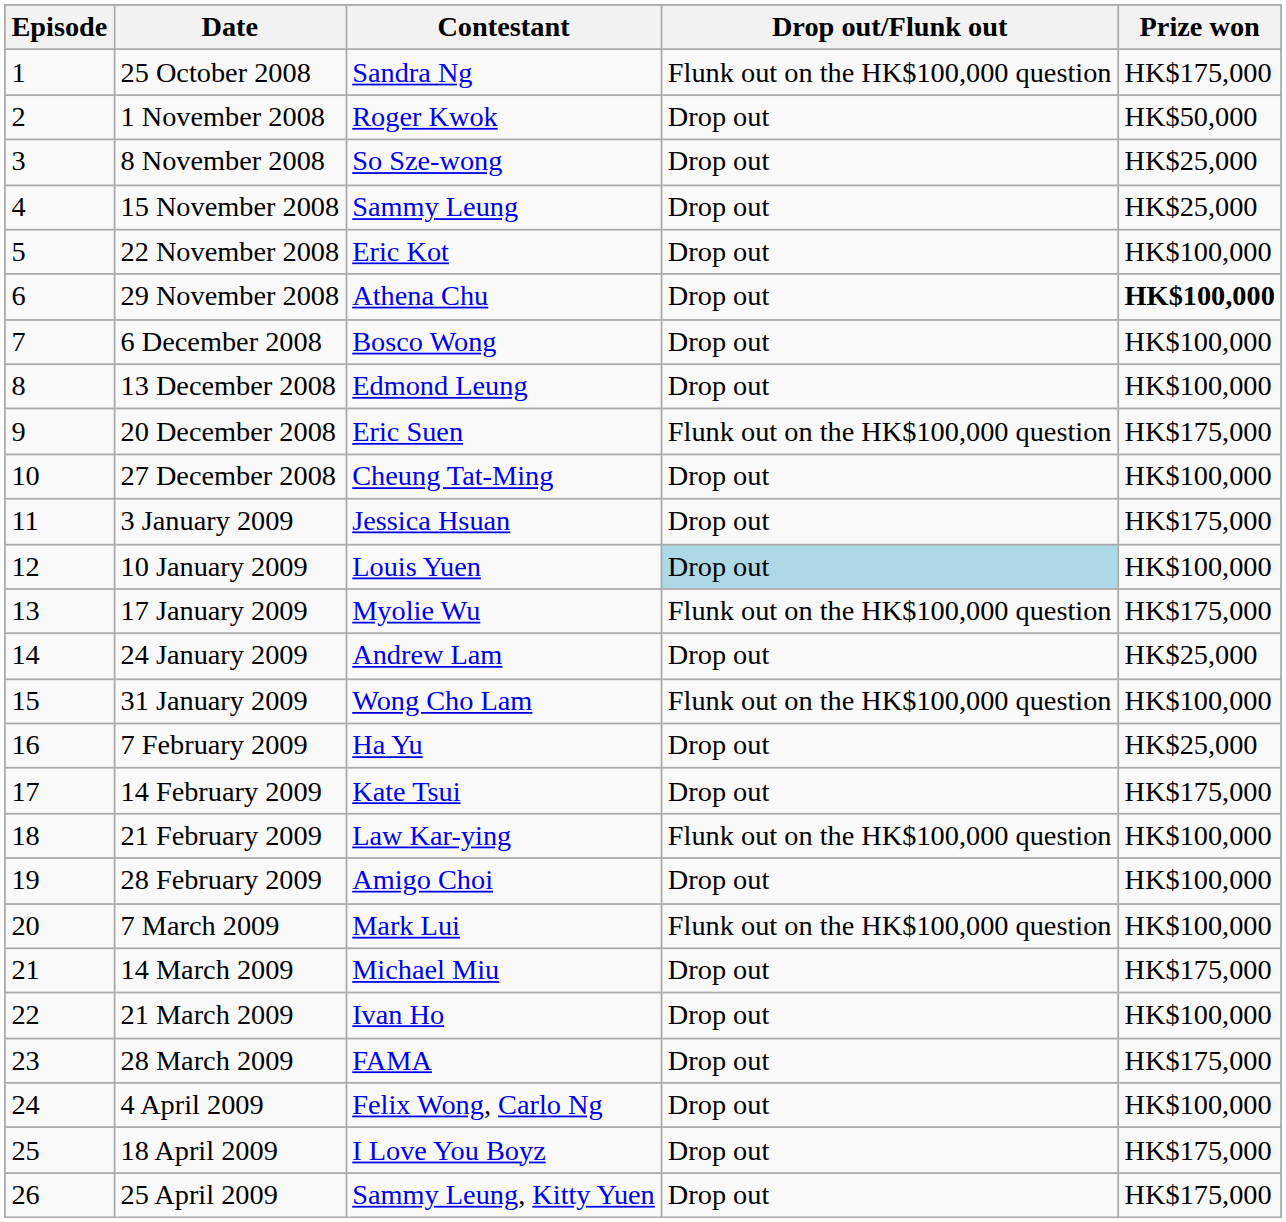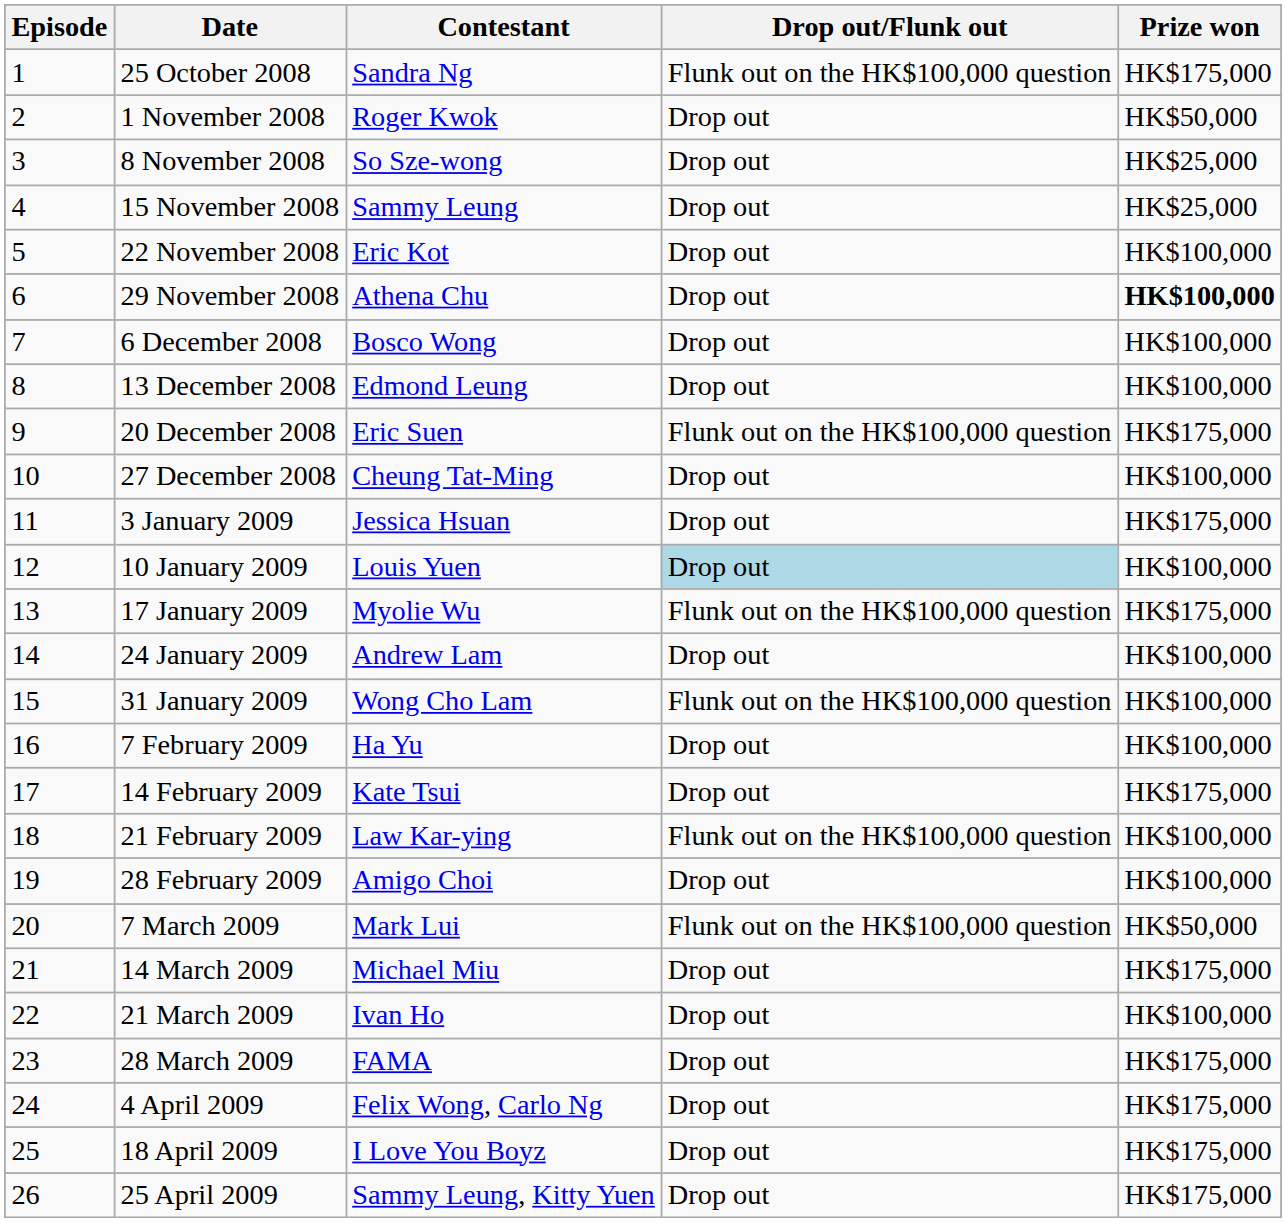(1191, 655) HK$25,000 -> (1198, 655) HK$100,000
(1191, 745) HK$25,000 -> (1198, 745) HK$100,000
(1198, 925) HK$100,000 -> (1191, 925) HK$50,000
(1198, 1104) HK$100,000 -> (1198, 1104) HK$175,000
